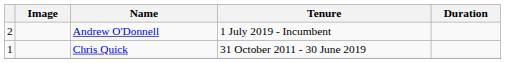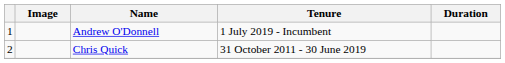(10, 31) 2 -> (10, 31) 1
(10, 49) 1 -> (10, 49) 2
